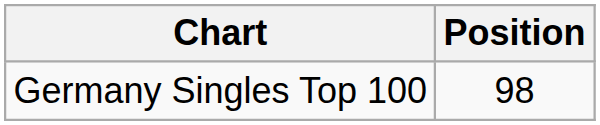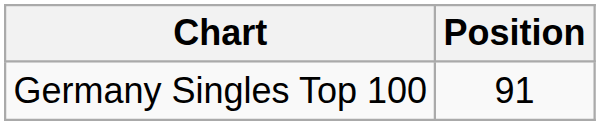(515, 90) 98 -> (515, 90) 91
